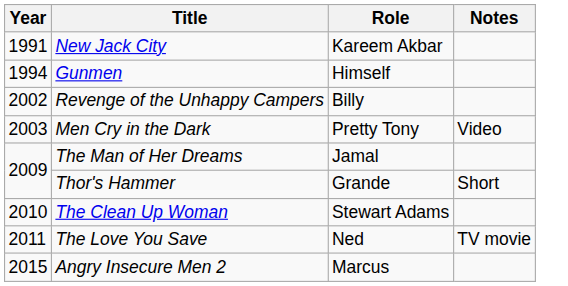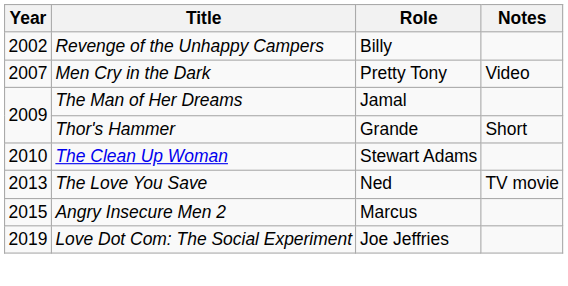- row: (111, 45)
- row: (89, 73)
(28, 128) 2003 -> (28, 73) 2007
(27, 239) 2011 -> (28, 184) 2013
+ row: (204, 239)
